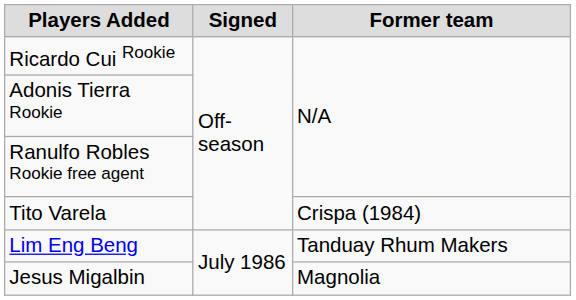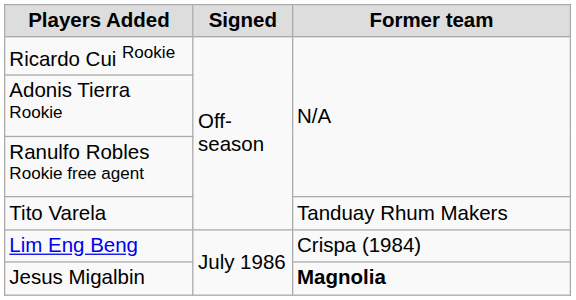(359, 213) Crispa (1984) -> (402, 213) Tanduay Rhum Makers
(402, 245) Tanduay Rhum Makers -> (359, 245) Crispa (1984)
(339, 278) normal -> (341, 278) bold
